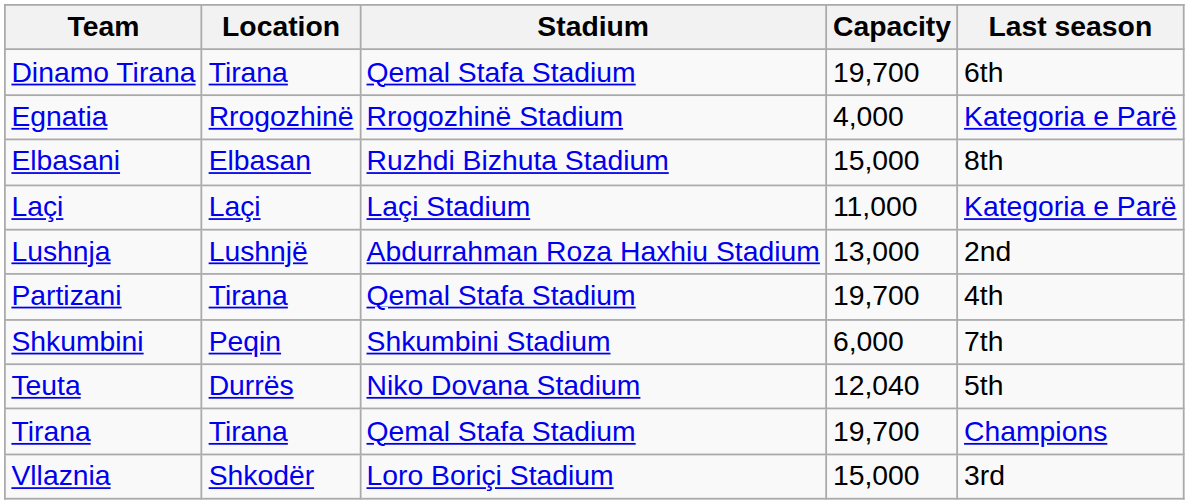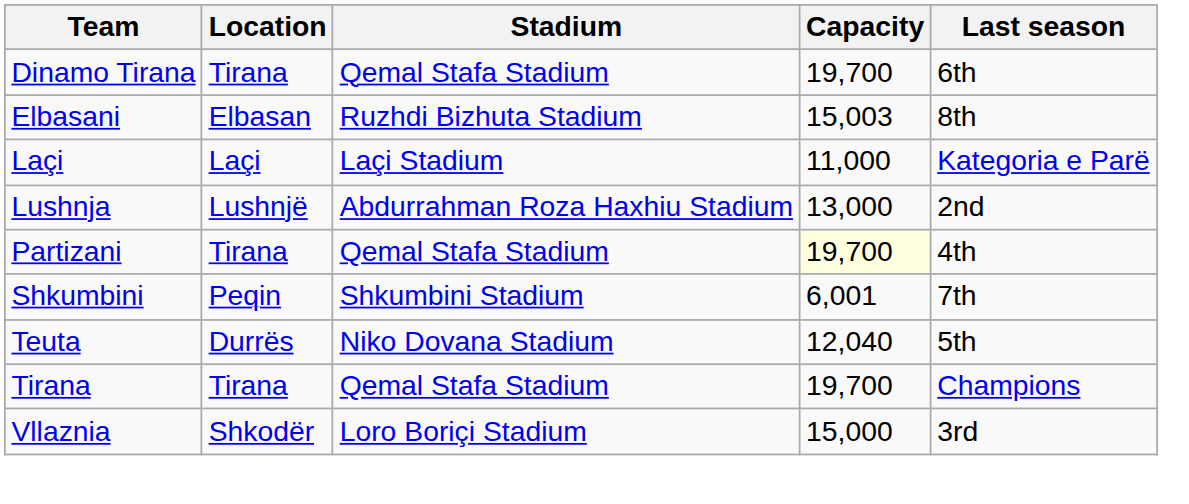- row: (59, 116)
(876, 161) 15,000 -> (849, 116) 15,003
(876, 296) no background -> (849, 251) lightyellow background
(868, 341) 6,000 -> (842, 296) 6,001
